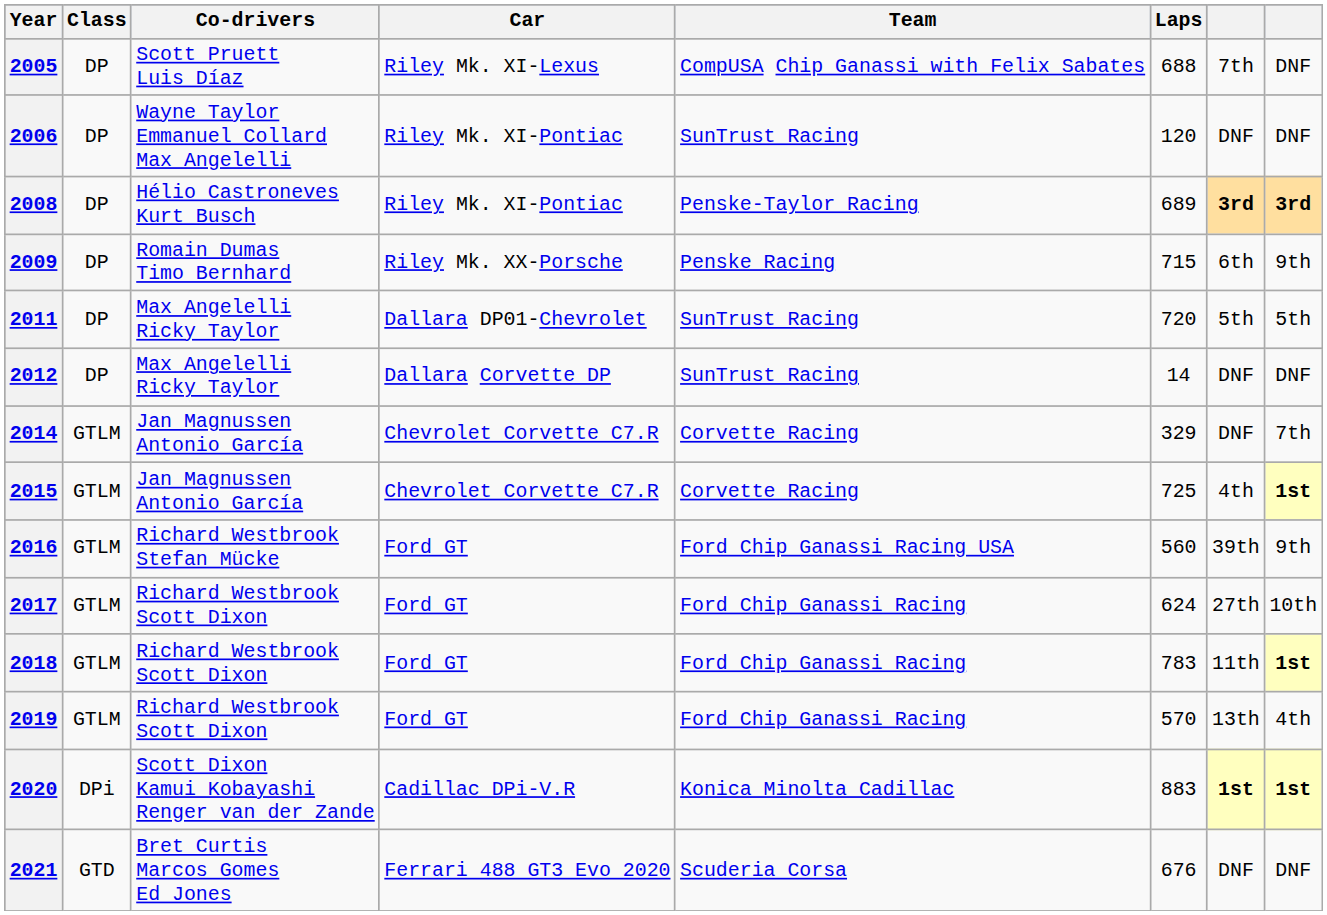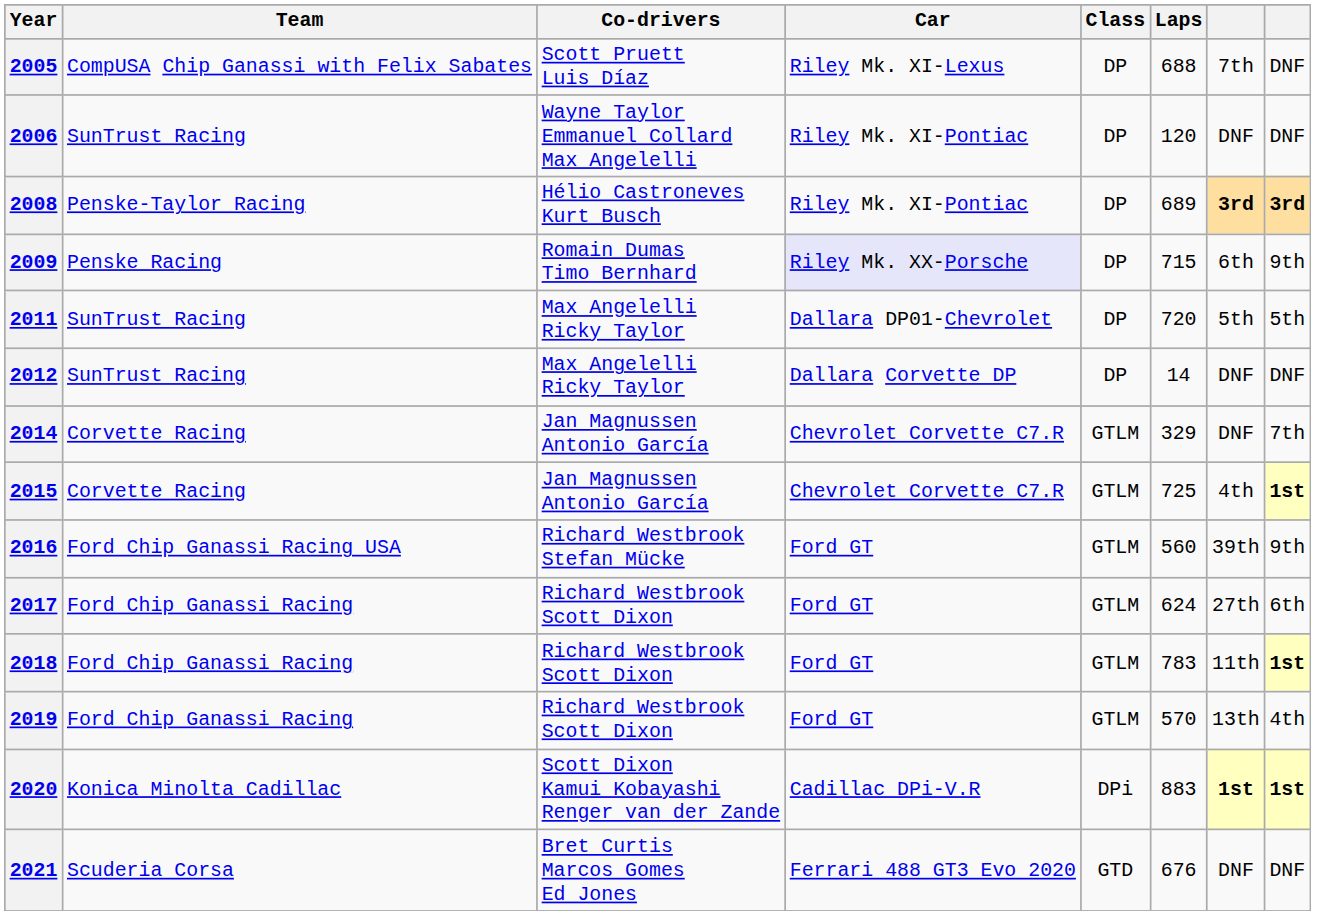columns swapped: (913, 21) <-> (97, 21)
(504, 262) no background -> (909, 262) lavender background
(1293, 605) 10th -> (1287, 605) 6th
